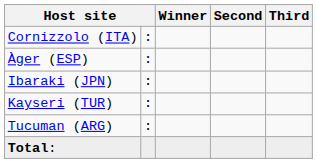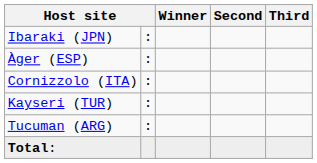rows swapped: (60, 82) <-> (73, 38)
